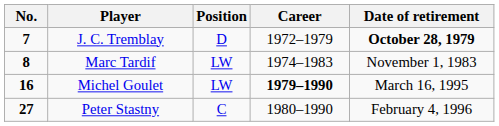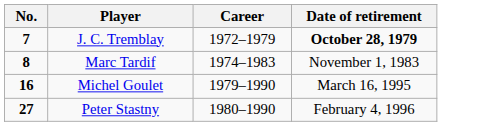- column: (222, 16)
(300, 86) bold -> (242, 86) normal
